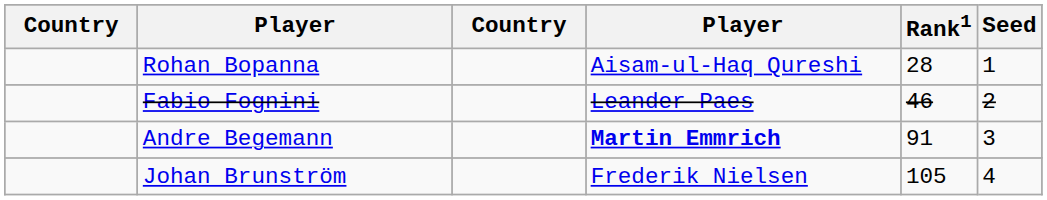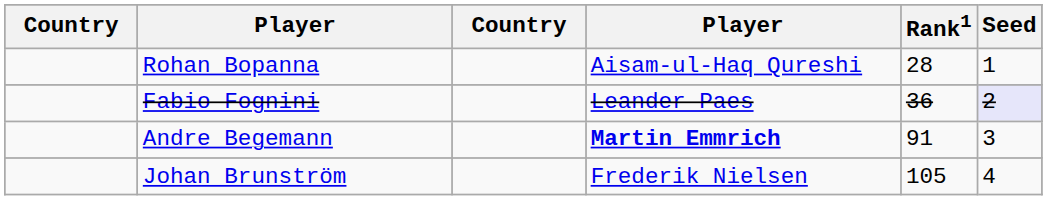(919, 103) 46 -> (919, 103) 36
(989, 103) no background -> (989, 103) lavender background
